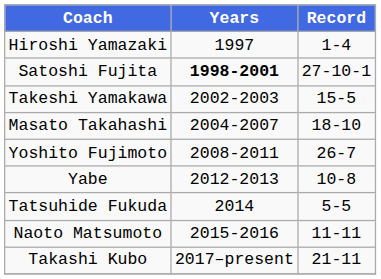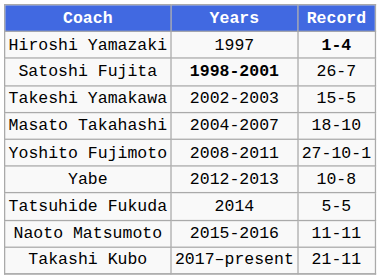(336, 45) normal -> (336, 45) bold
(336, 72) 27-10-1 -> (336, 72) 26-7
(336, 153) 26-7 -> (336, 153) 27-10-1
